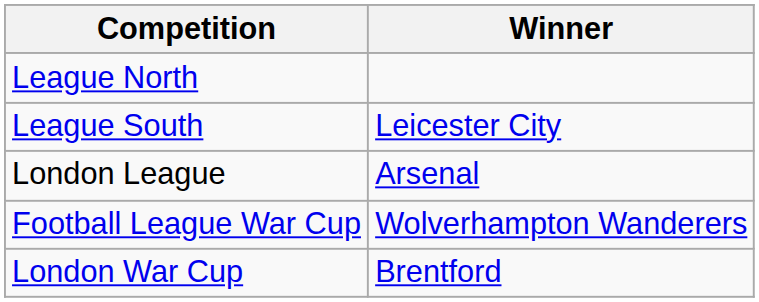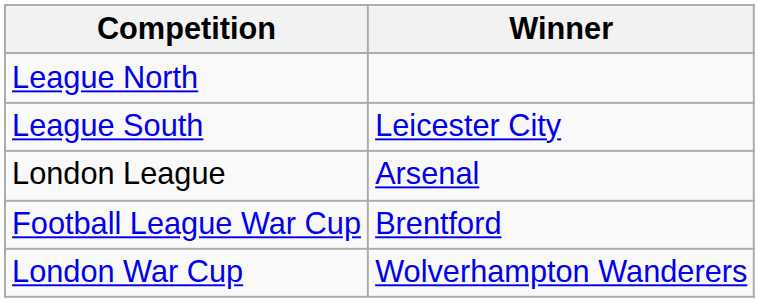(561, 223) Wolverhampton Wanderers -> (438, 223) Brentford
(438, 272) Brentford -> (561, 272) Wolverhampton Wanderers
